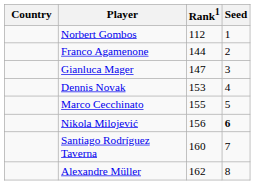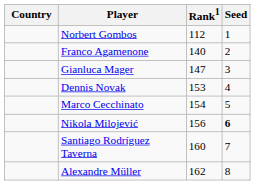(197, 51) 144 -> (197, 51) 140
(197, 105) 155 -> (197, 105) 154
